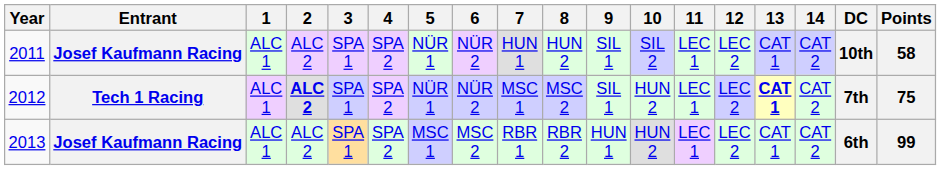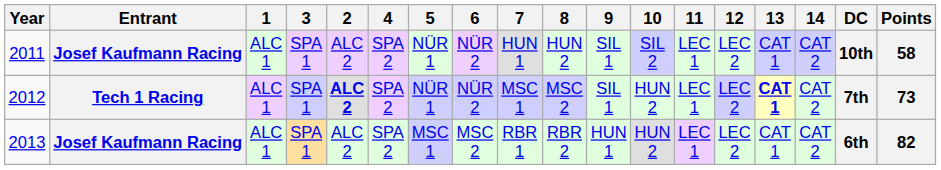columns swapped: (307, 17) <-> (348, 17)
(906, 97) 75 -> (906, 97) 73
(906, 141) 99 -> (906, 141) 82
